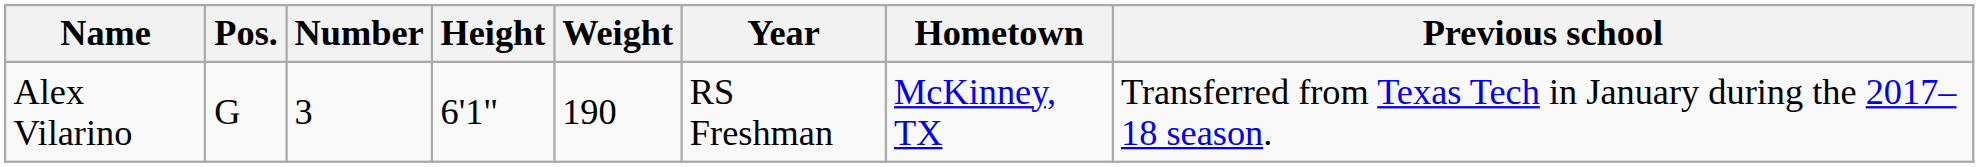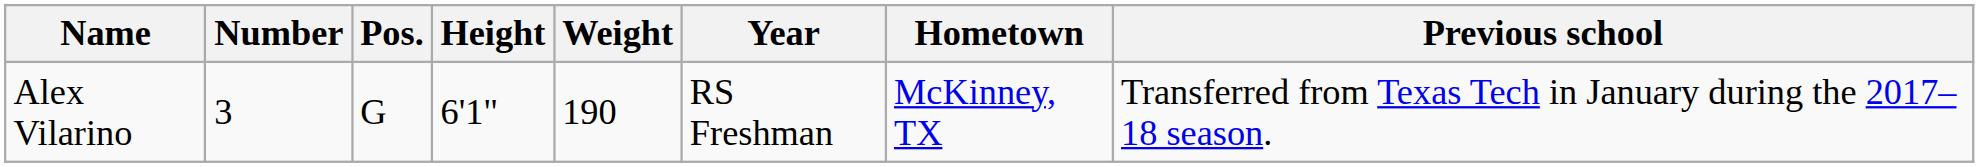columns swapped: (359, 33) <-> (246, 33)
